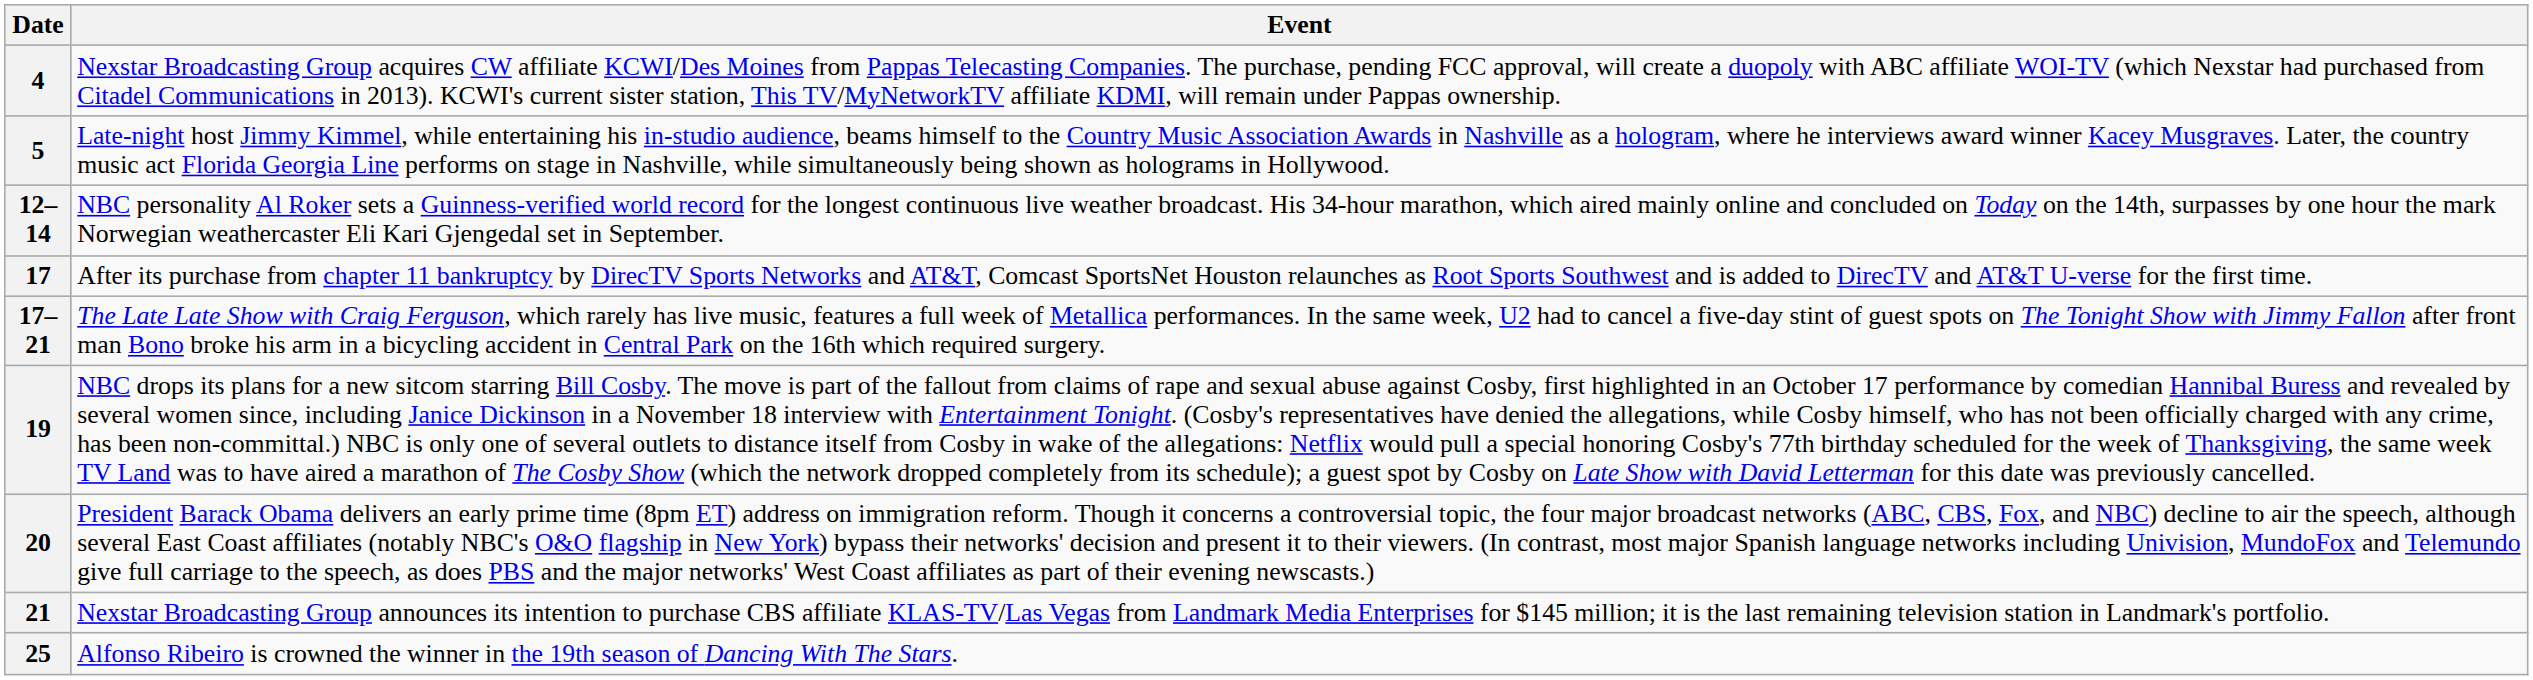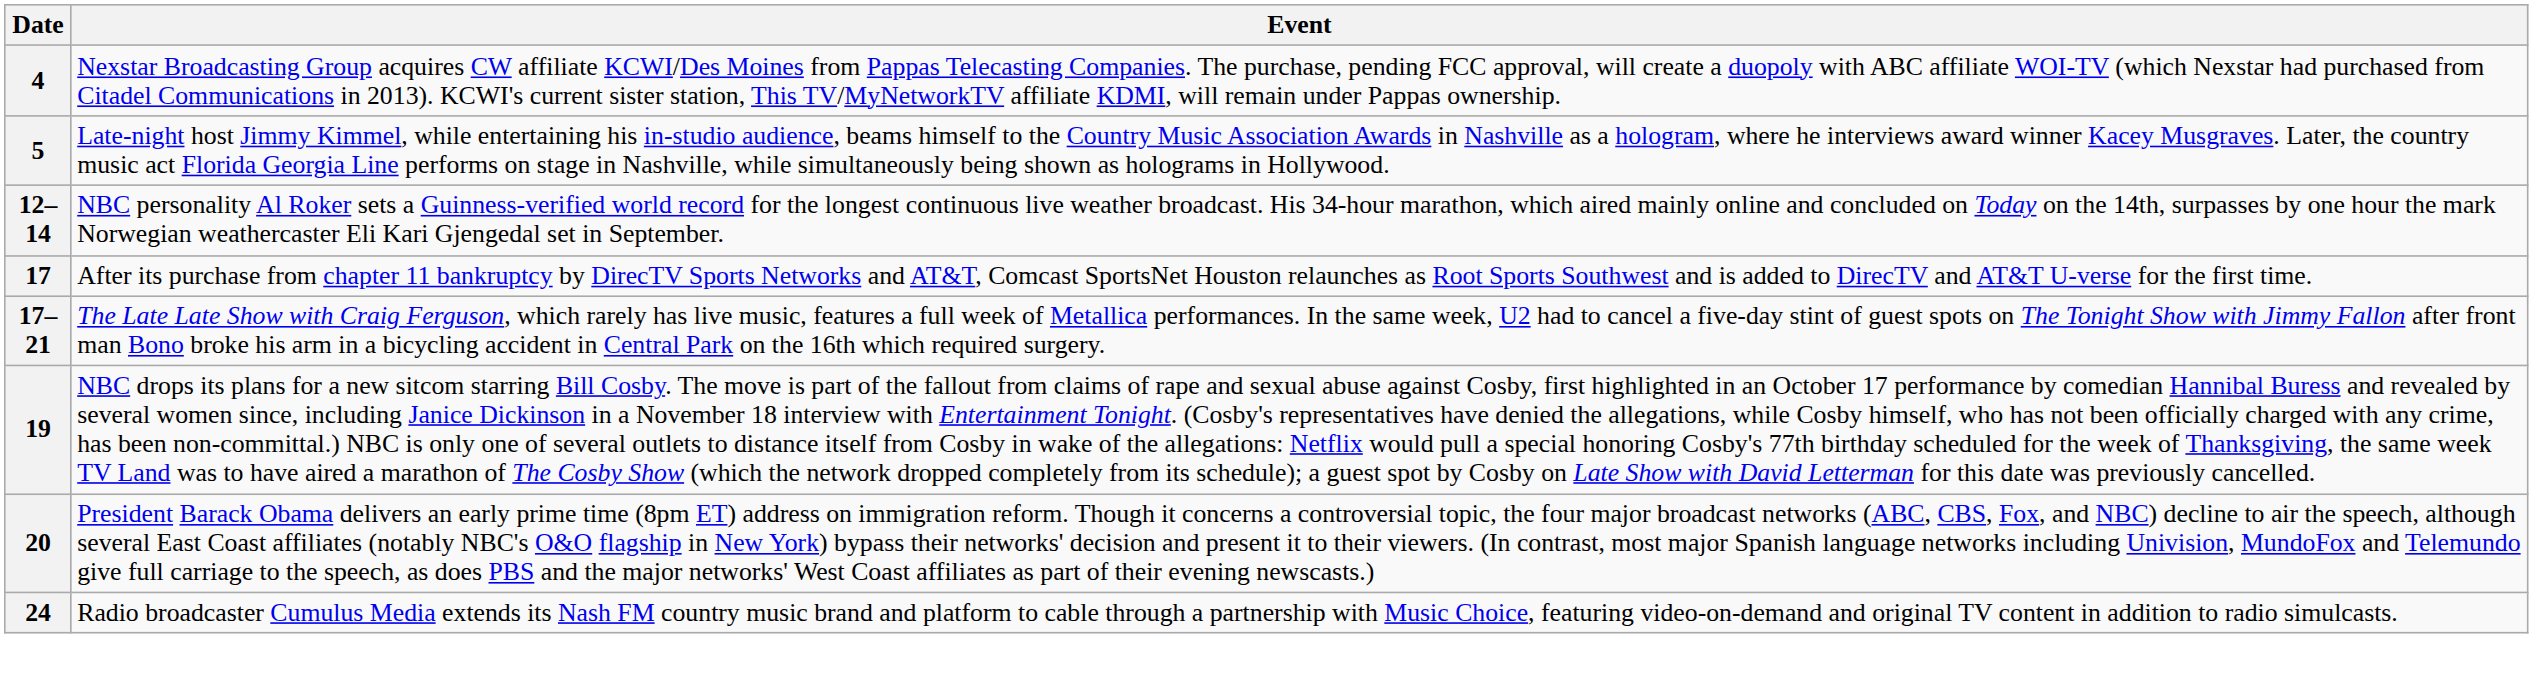- row: (38, 612)
+ row: (38, 612)
- row: (38, 653)
